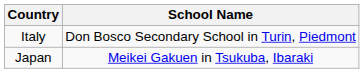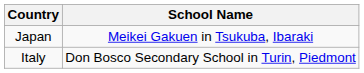rows swapped: (33, 36) <-> (33, 57)
